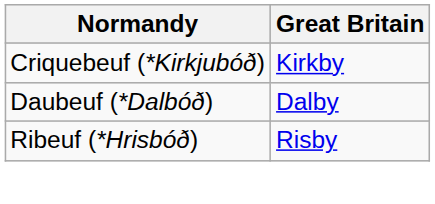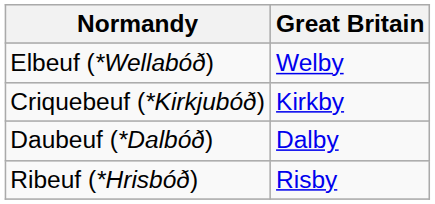+ row: (112, 62)
